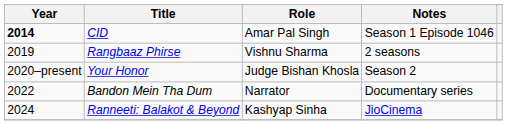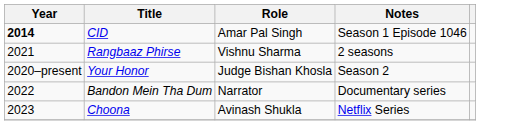(21, 52) 2019 -> (21, 52) 2021
+ row: (108, 110)
- row: (163, 110)
